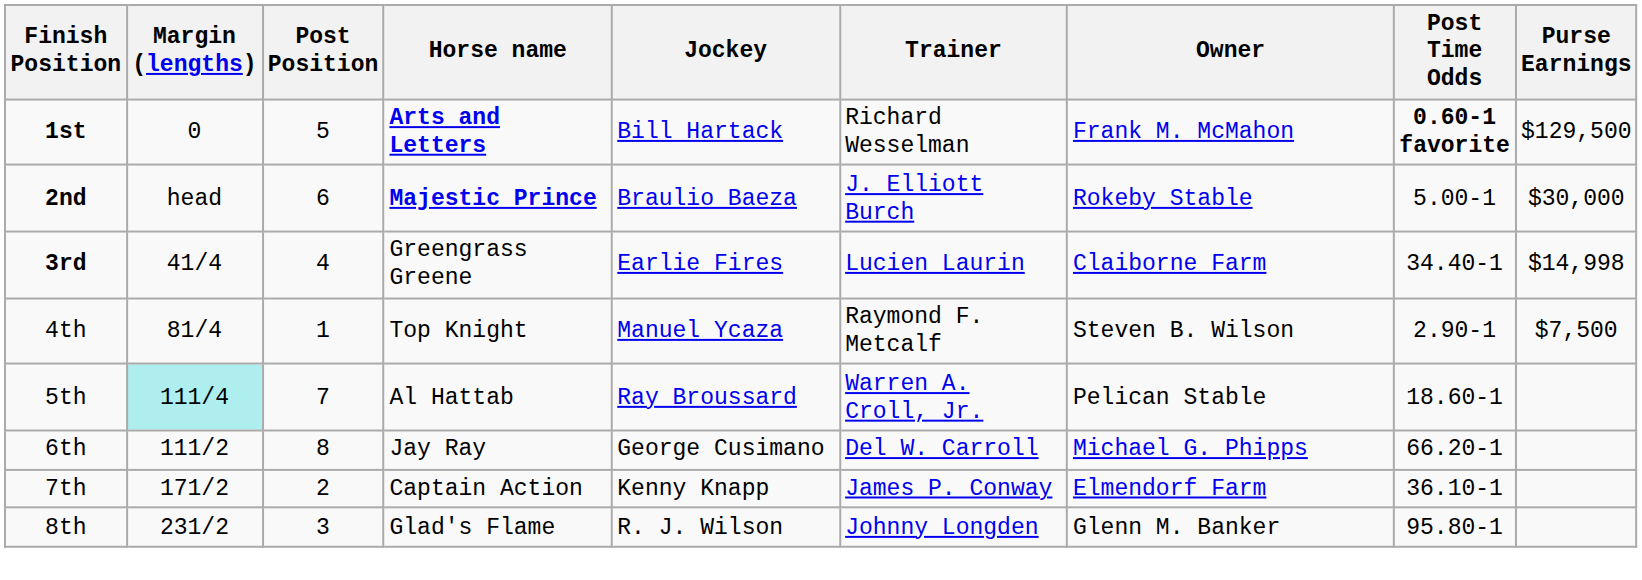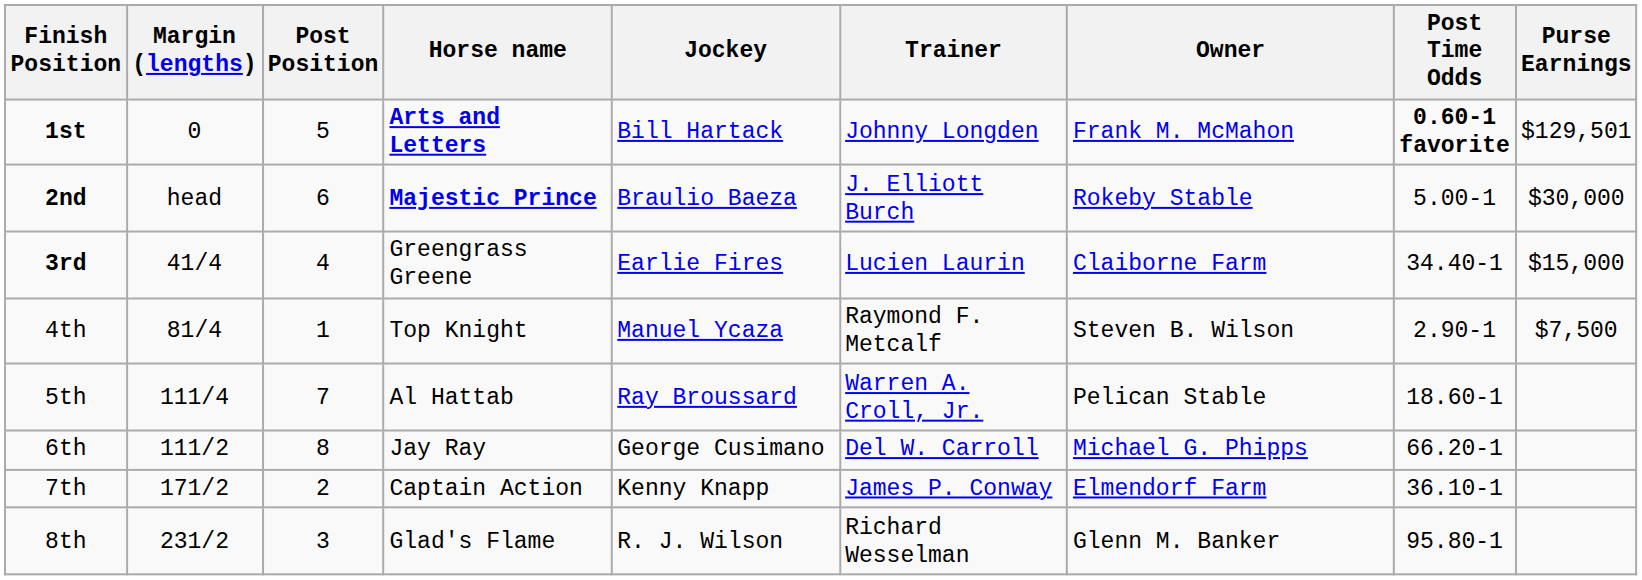(907, 132) Richard Wesselman -> (942, 132) Johnny Longden
(1576, 132) $129,500 -> (1576, 132) $129,501
(1576, 264) $14,998 -> (1576, 264) $15,000
(194, 397) paleturquoise background -> (194, 397) no background
(942, 527) Johnny Longden -> (907, 541) Richard Wesselman
